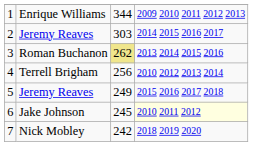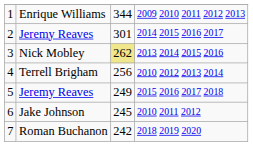(123, 33) 303 -> (123, 33) 301
(63, 53) Roman Buchanon -> (52, 53) Nick Mobley
(169, 111) lightyellow background -> (169, 111) no background
(52, 131) Nick Mobley -> (63, 131) Roman Buchanon
